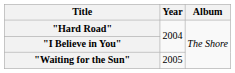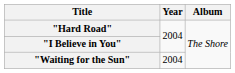(173, 60) 2005 -> (173, 60) 2004
